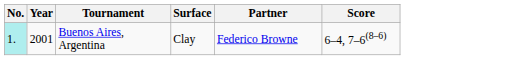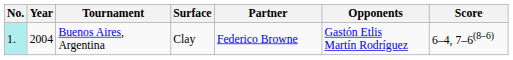+ column: (376, 13)
(41, 38) 2001 -> (41, 38) 2004
